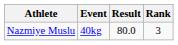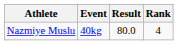(158, 31) 3 -> (158, 31) 4
